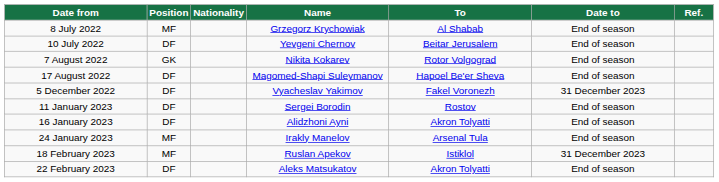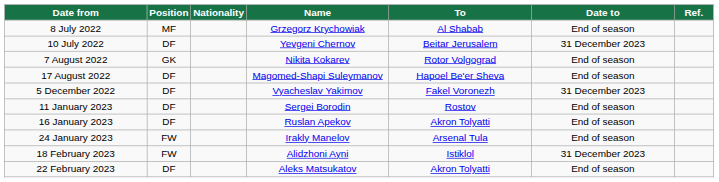(603, 44) End of season -> (603, 44) 31 December 2023
(318, 122) Alidzhoni Ayni -> (318, 122) Ruslan Apekov
(169, 138) MF -> (169, 138) FW
(169, 154) MF -> (169, 154) FW
(318, 154) Ruslan Apekov -> (318, 154) Alidzhoni Ayni
